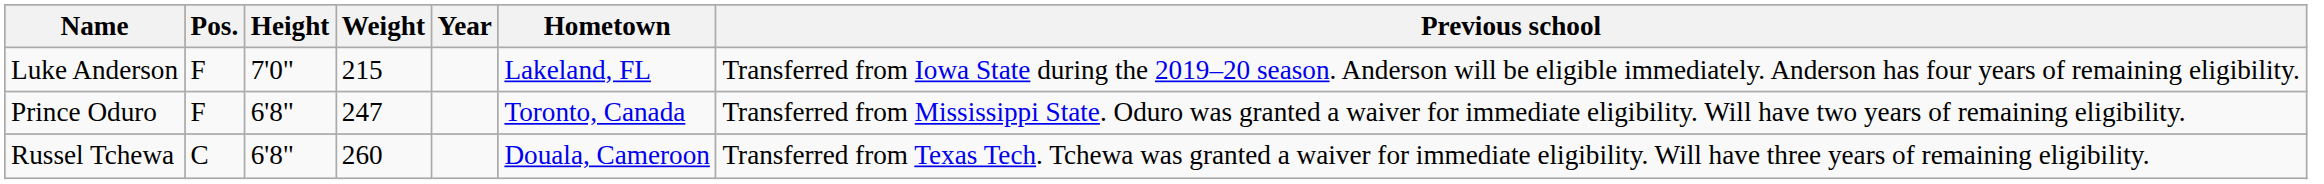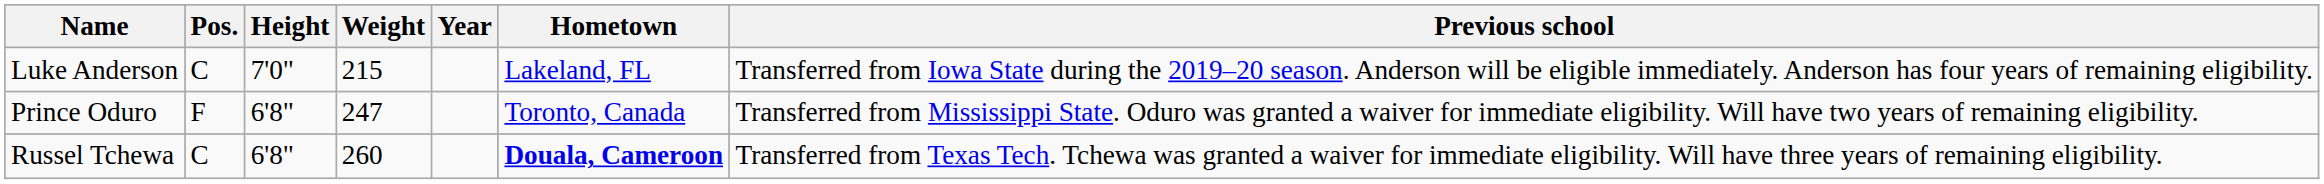(198, 69) F -> (200, 69) C
(607, 155) normal -> (614, 155) bold
